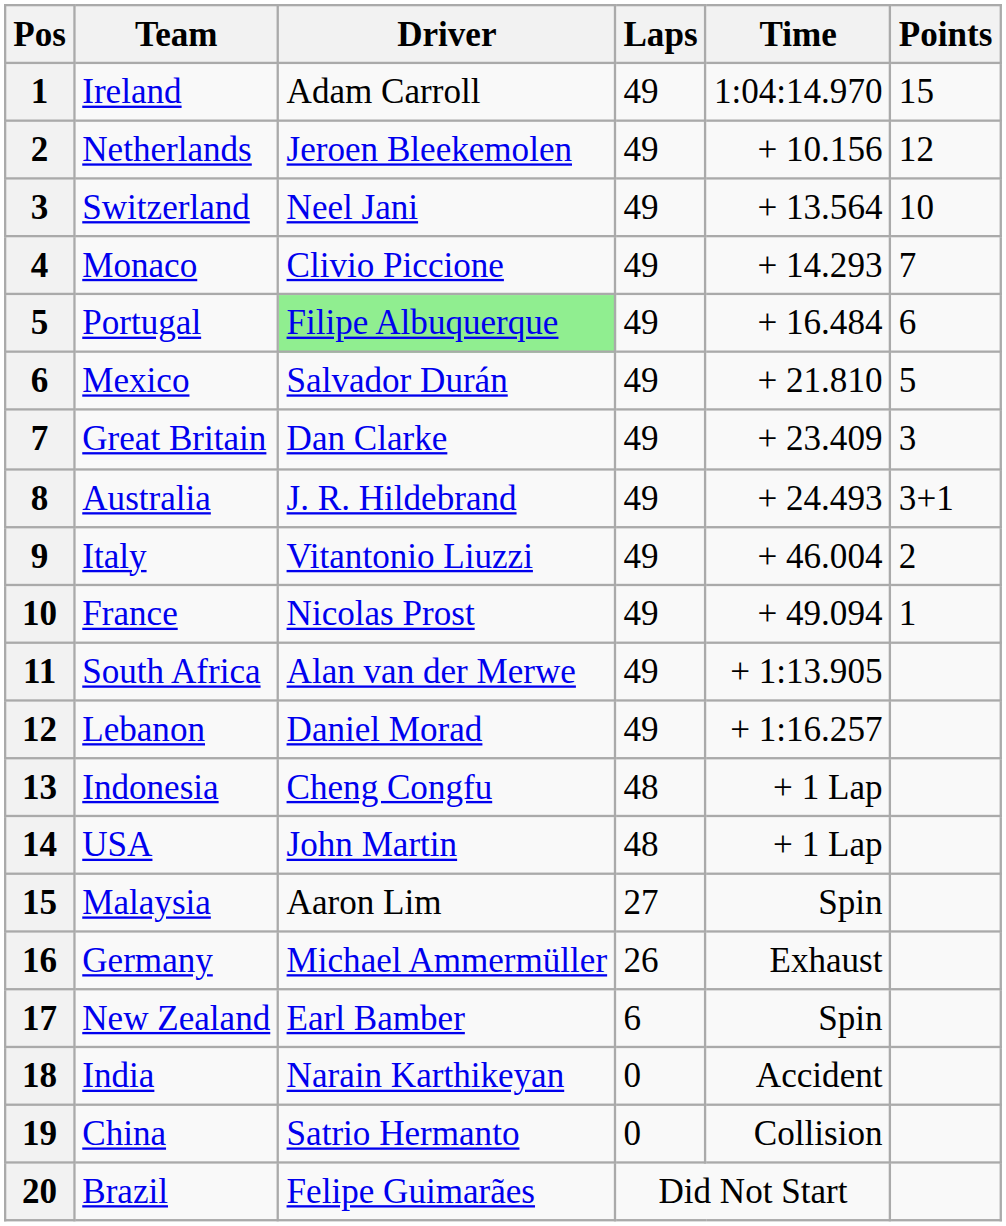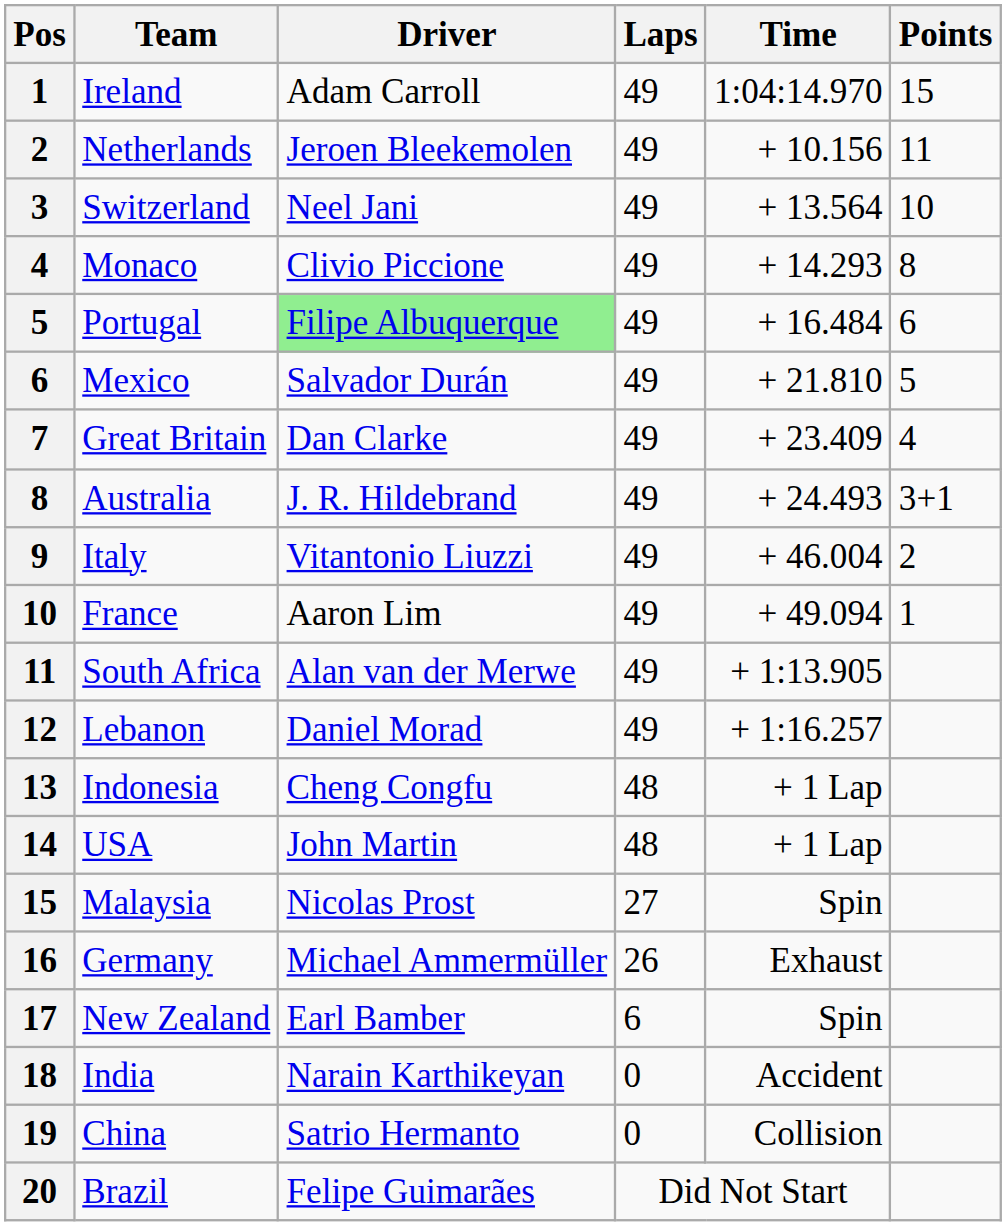(916, 149) 12 -> (916, 149) 11
(908, 265) 7 -> (908, 265) 8
(908, 438) 3 -> (908, 438) 4
(381, 612) Nicolas Prost -> (364, 612) Aaron Lim
(364, 902) Aaron Lim -> (381, 902) Nicolas Prost
